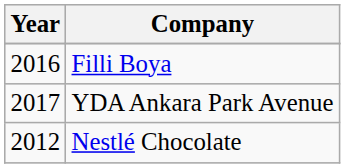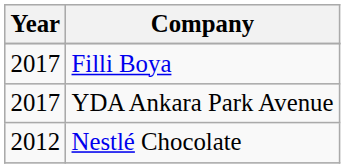(35, 63) 2016 -> (35, 63) 2017
